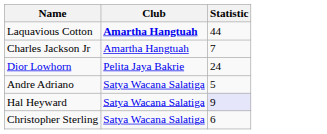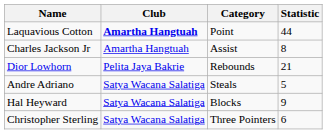+ column: (243, 13)
(213, 48) 7 -> (284, 48) 8
(216, 66) 24 -> (286, 66) 21
(213, 102) lavender background -> (284, 102) no background
